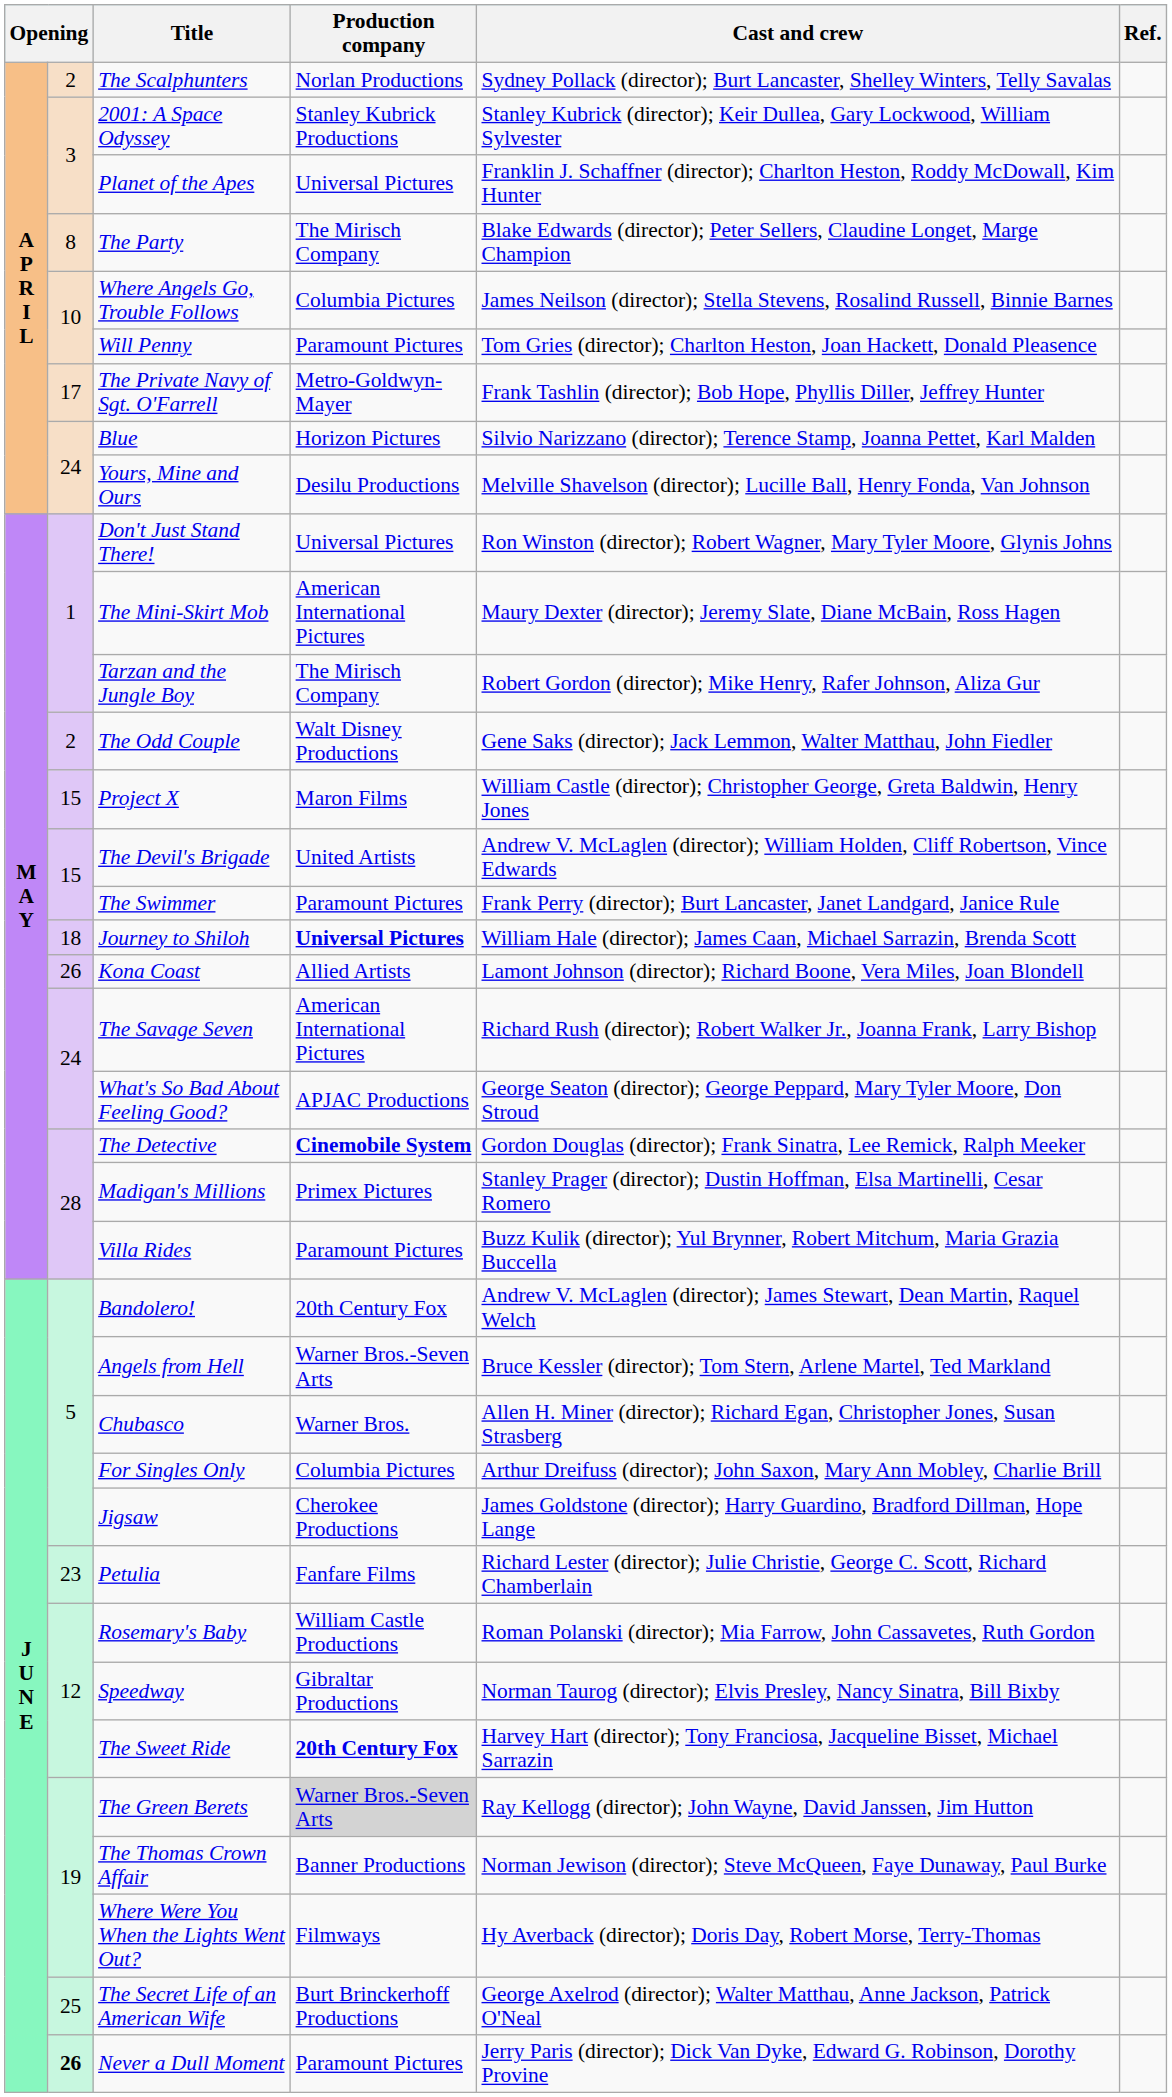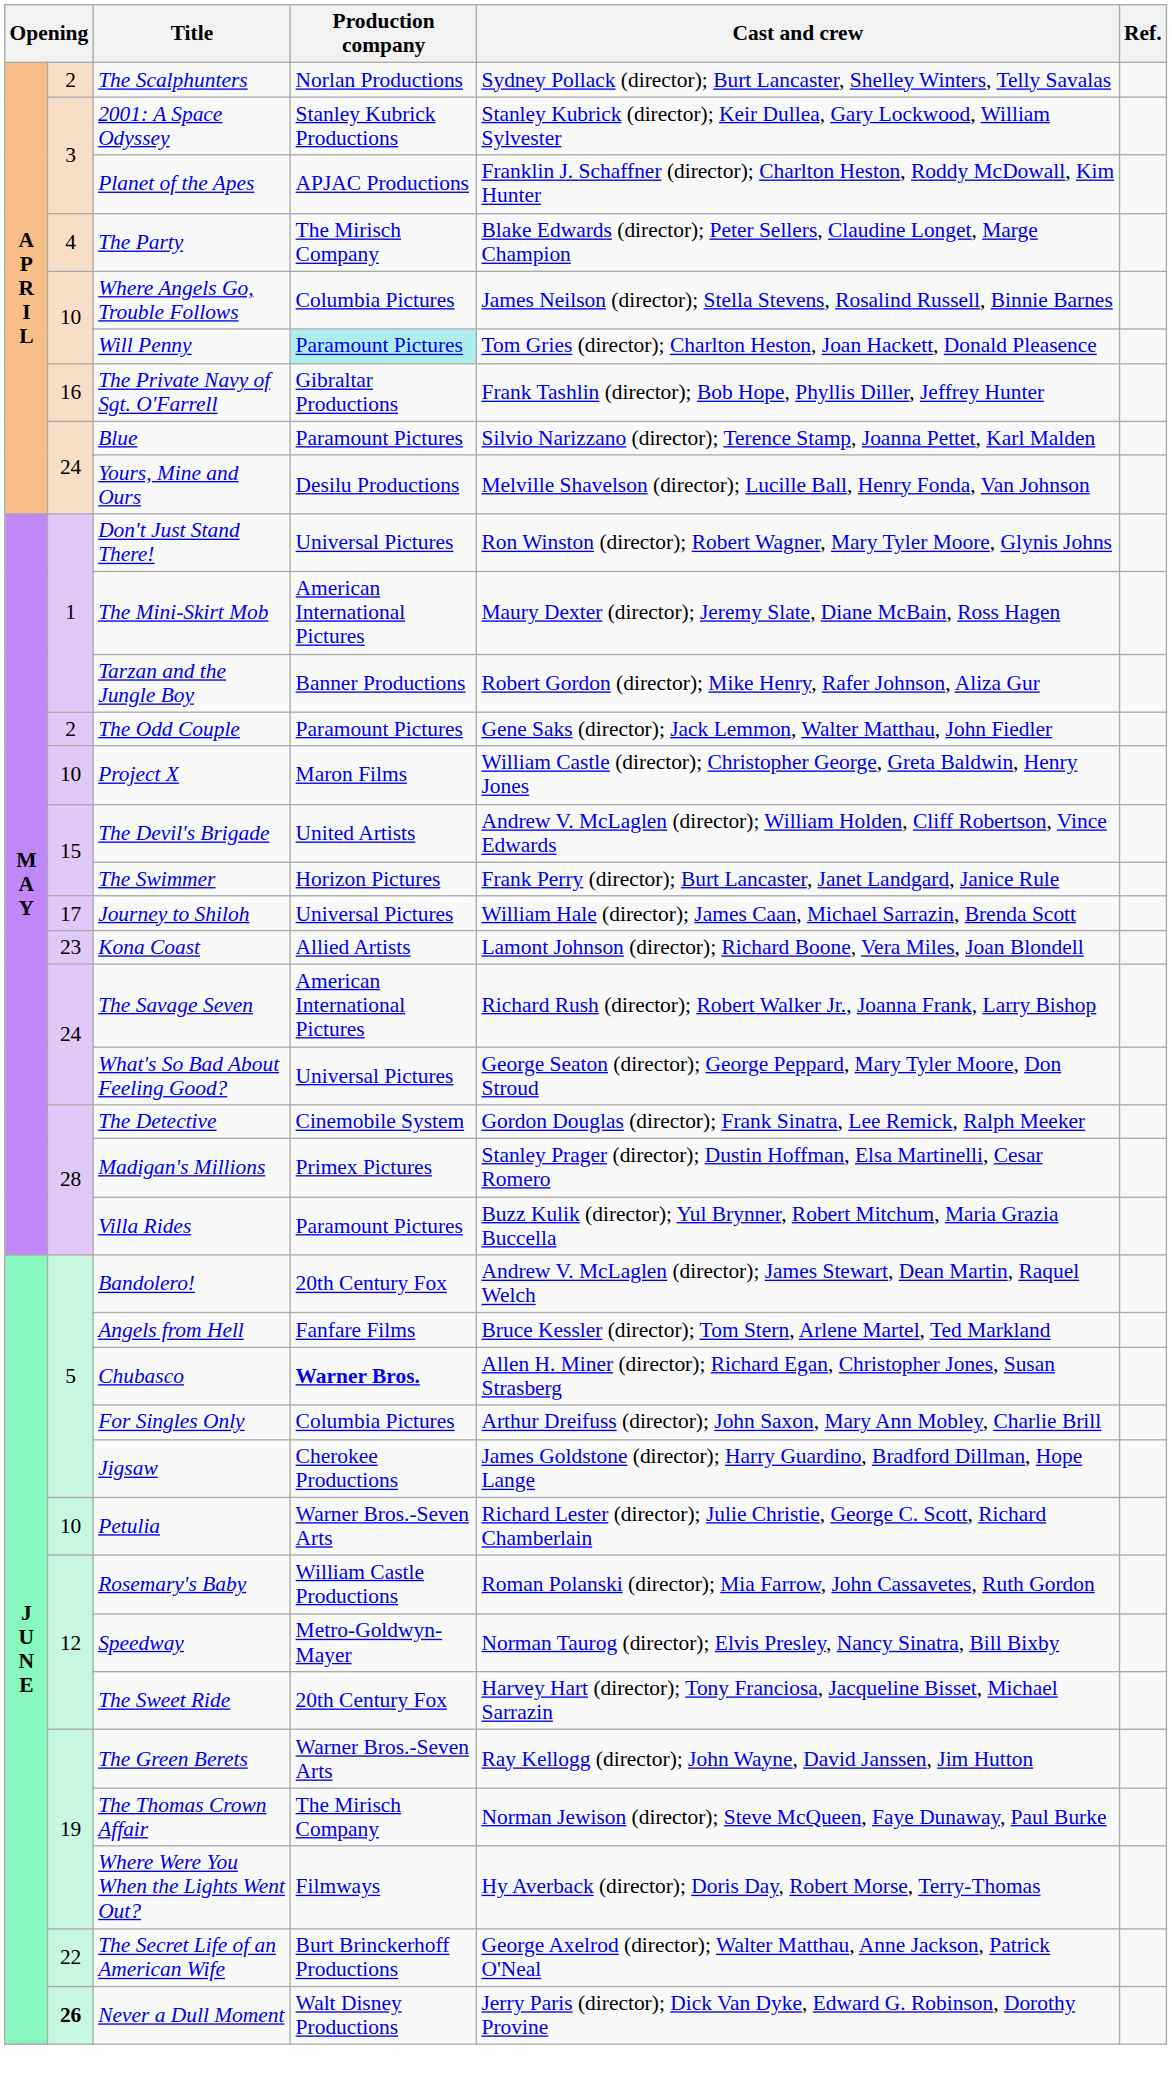(375, 183) Universal Pictures -> (382, 183) APJAC Productions
(71, 241) 8 -> (71, 241) 4
(379, 346) no background -> (379, 346) paleturquoise background
(71, 392) 17 -> (71, 392) 16
(369, 392) Metro-Goldwyn-Mayer -> (347, 392) Gibraltar Productions
(368, 438) Horizon Pictures -> (379, 438) Paramount Pictures
(348, 682) The Mirisch Company -> (380, 682) Banner Productions
(349, 740) Walt Disney Productions -> (379, 728) Paramount Pictures
(71, 799) 15 -> (71, 774) 10
(379, 903) Paramount Pictures -> (368, 879) Horizon Pictures
(71, 937) 18 -> (71, 913) 17
(380, 937) bold -> (375, 913) normal
(71, 971) 26 -> (71, 947) 23
(382, 1099) APJAC Productions -> (375, 1075) Universal Pictures
(383, 1145) bold -> (380, 1121) normal
(382, 1366) Warner Bros.-Seven Arts -> (355, 1329) Fanfare Films
(353, 1424) normal -> (358, 1375) bold
(71, 1574) 23 -> (71, 1526) 10
(355, 1574) Fanfare Films -> (382, 1526) Warner Bros.-Seven Arts
(347, 1690) Gibraltar Productions -> (369, 1642) Metro-Goldwyn-Mayer
(377, 1748) bold -> (371, 1700) normal
(382, 1806) lightgrey background -> (382, 1758) no background
(380, 1865) Banner Productions -> (348, 1816) The Mirisch Company
(71, 2005) 25 -> (71, 1957) 22
(379, 2063) Paramount Pictures -> (349, 2015) Walt Disney Productions
